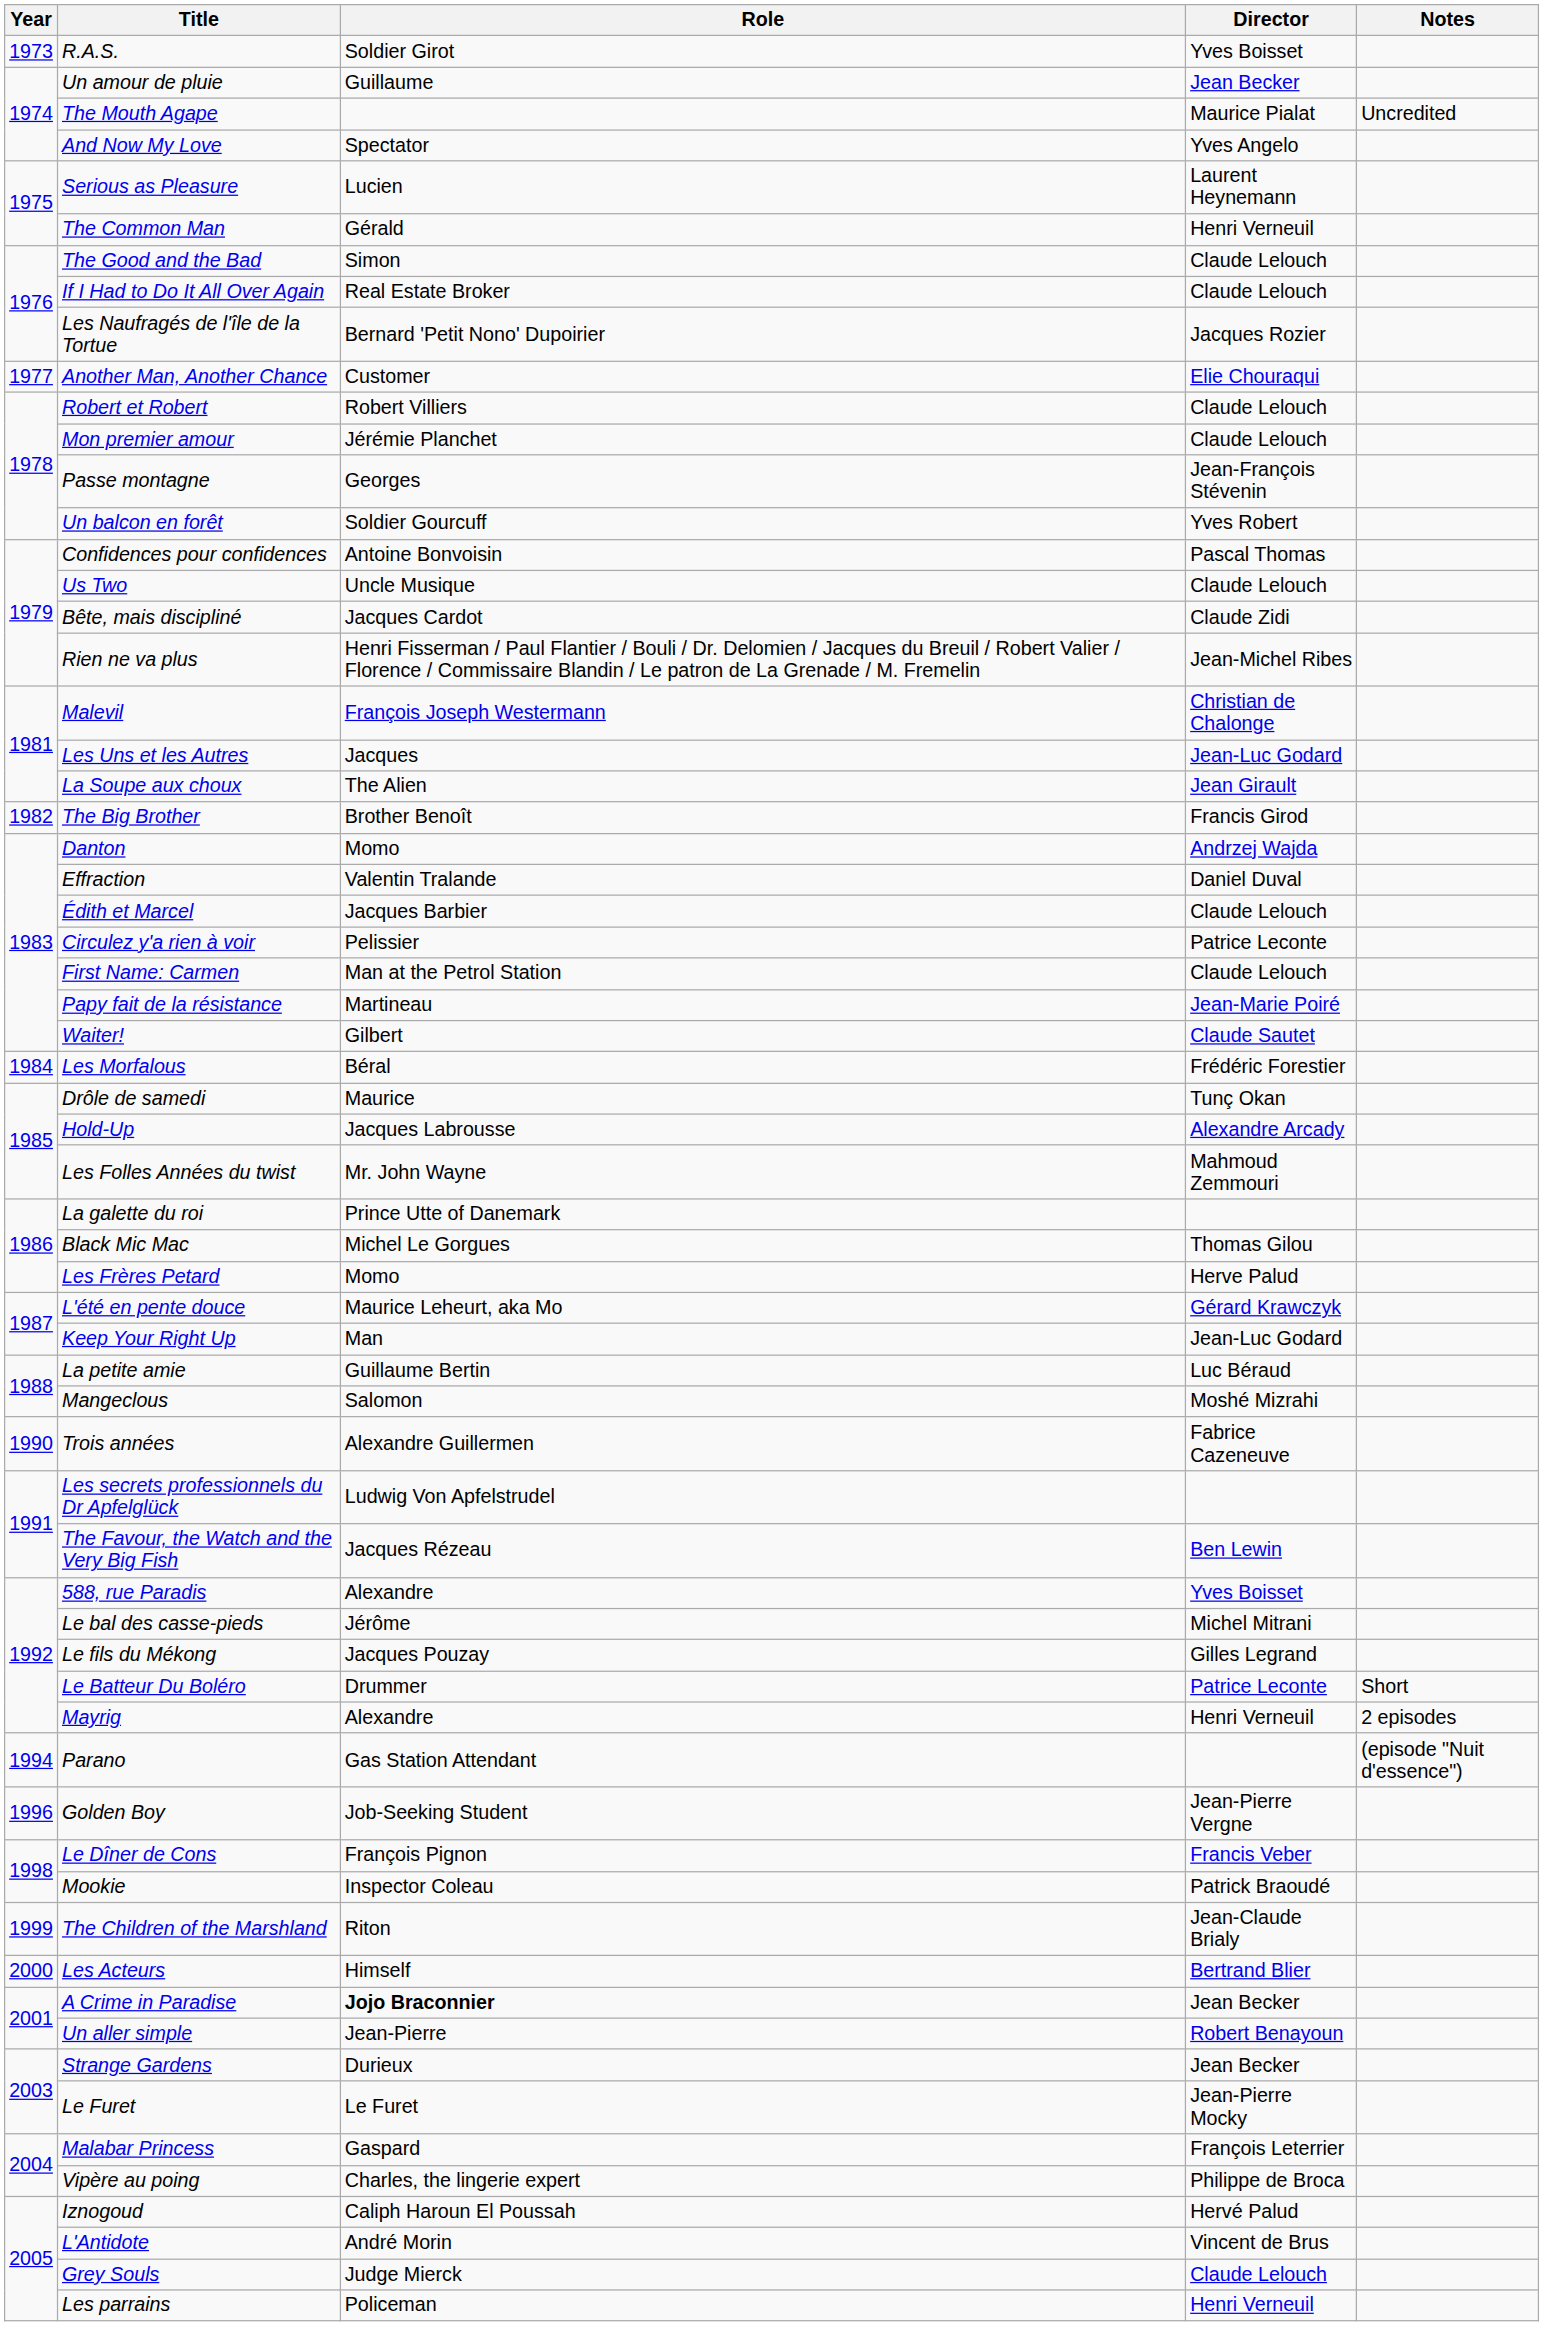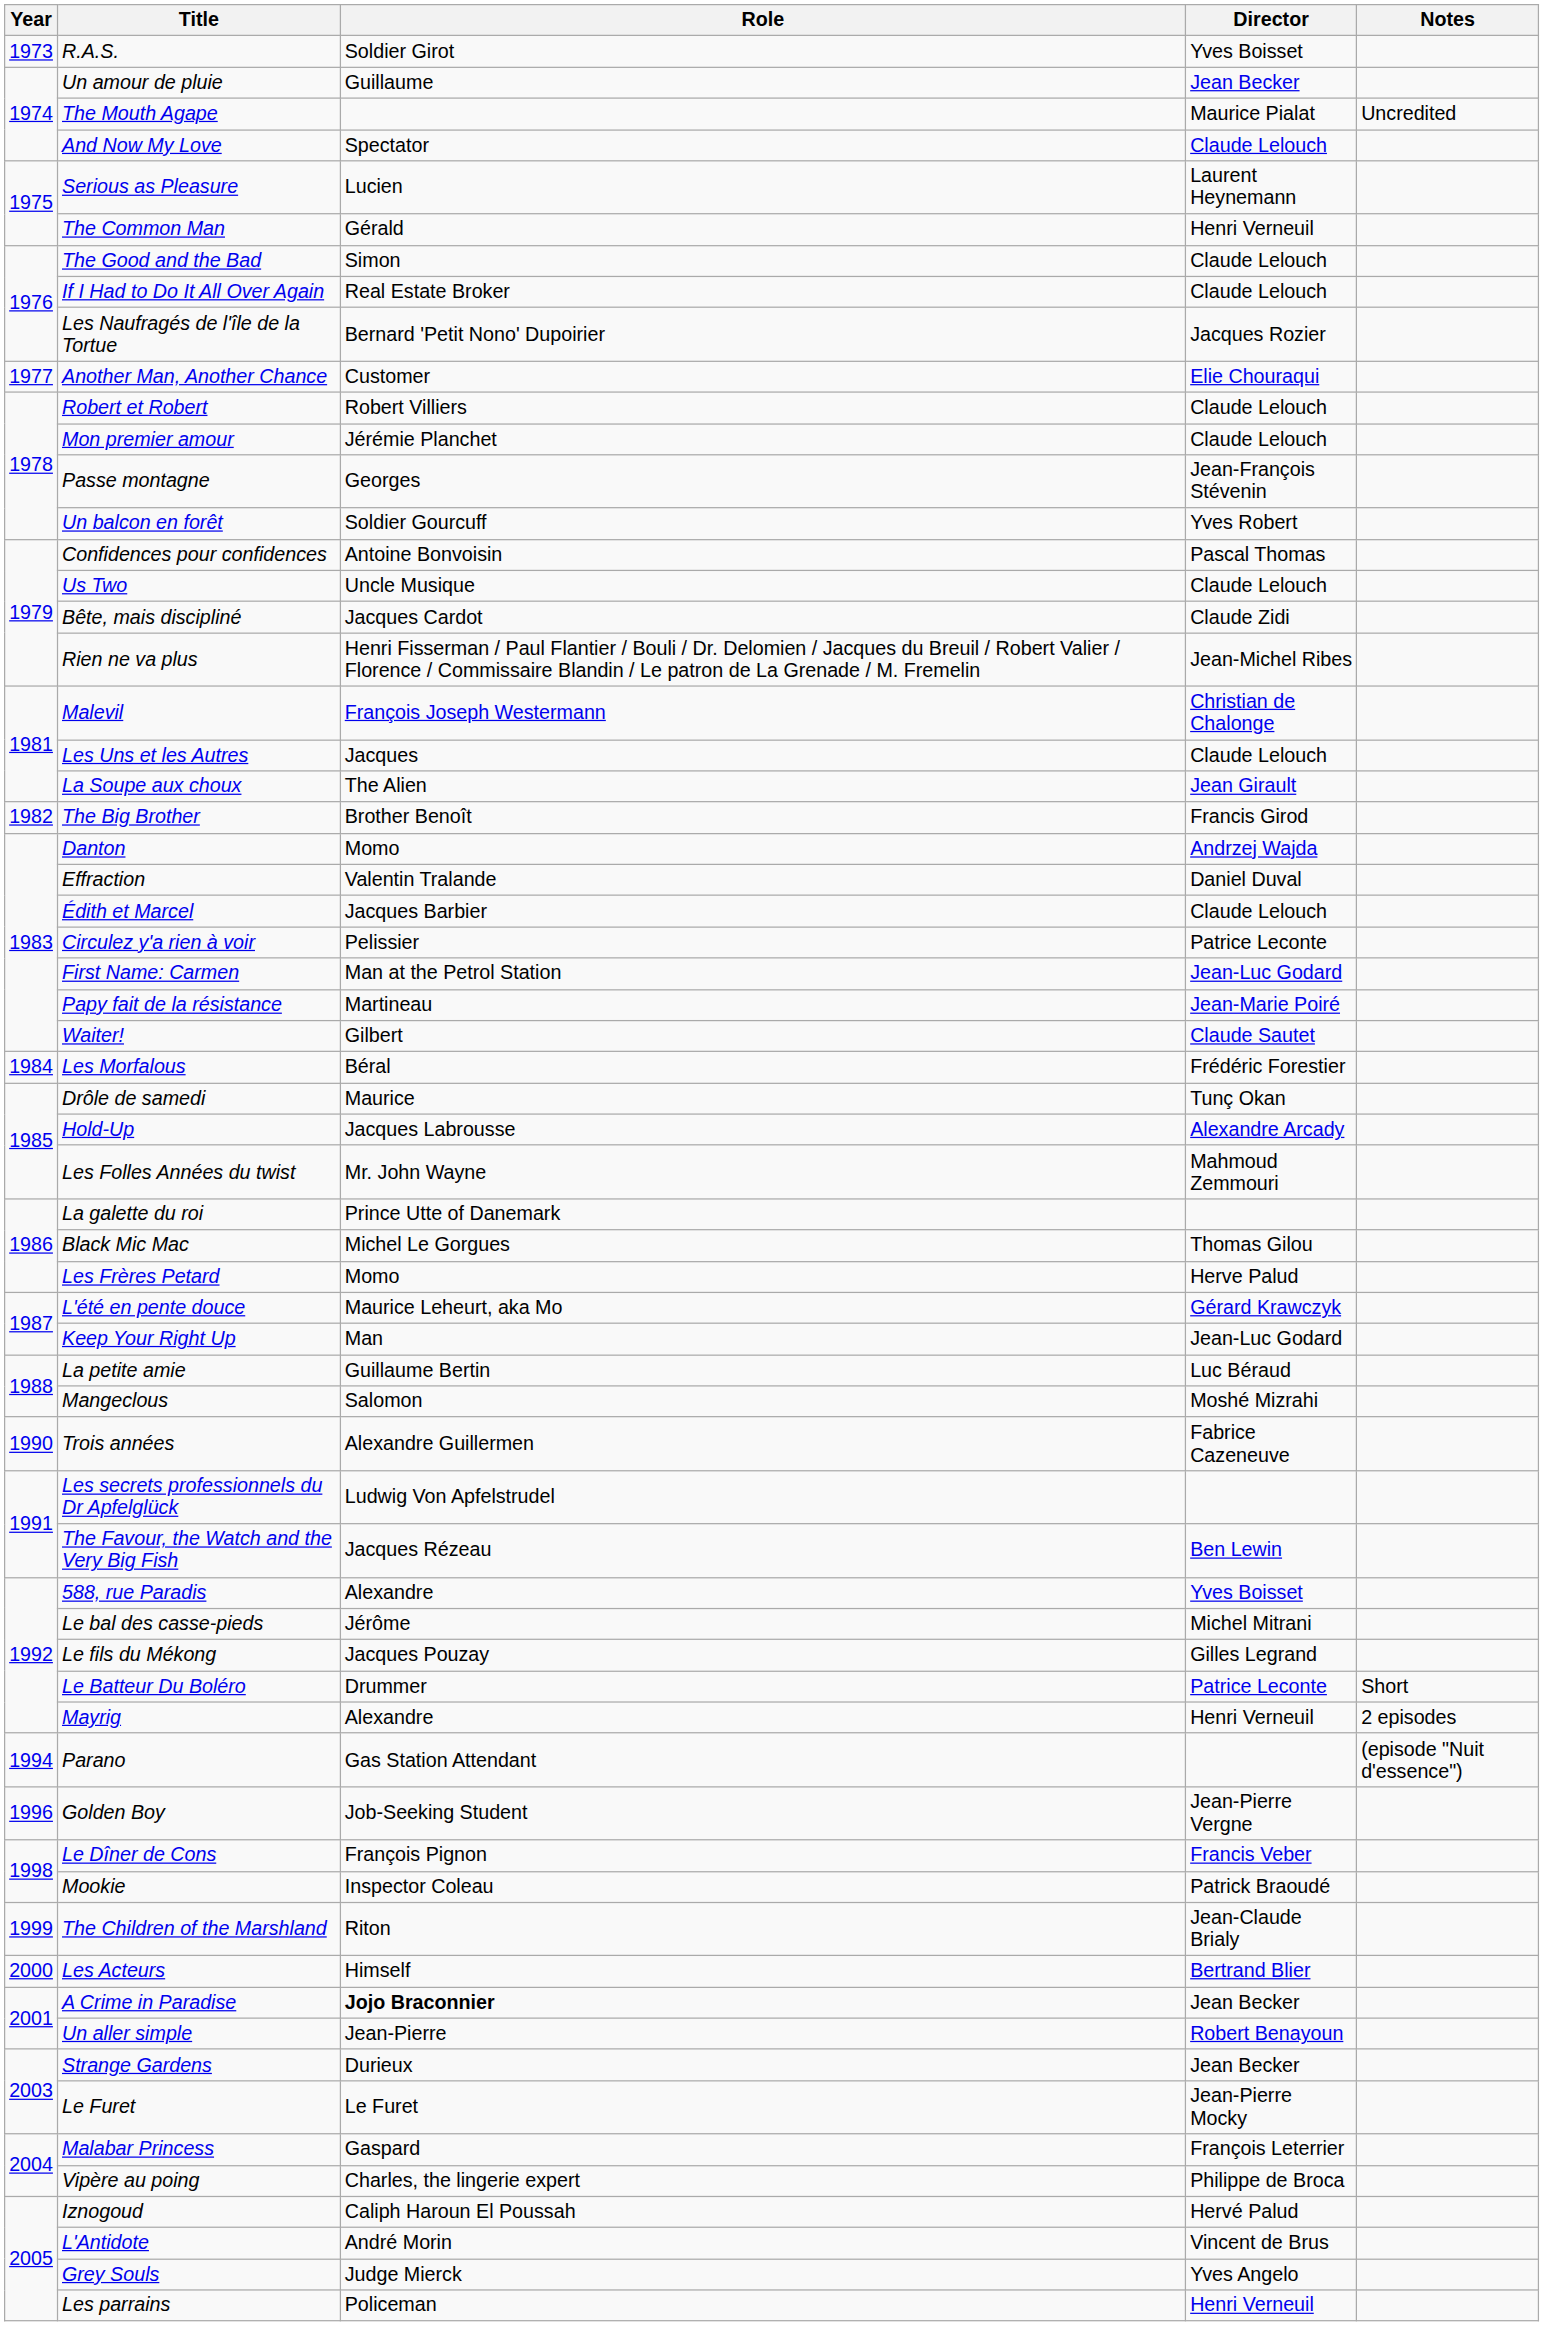(1244, 144) Yves Angelo -> (1259, 144) Claude Lelouch
(1266, 755) Jean-Luc Godard -> (1259, 755) Claude Lelouch
(1259, 973) Claude Lelouch -> (1266, 973) Jean-Luc Godard
(1259, 2274) Claude Lelouch -> (1244, 2274) Yves Angelo
